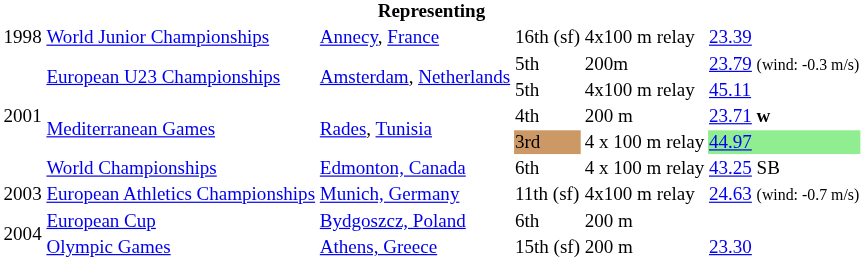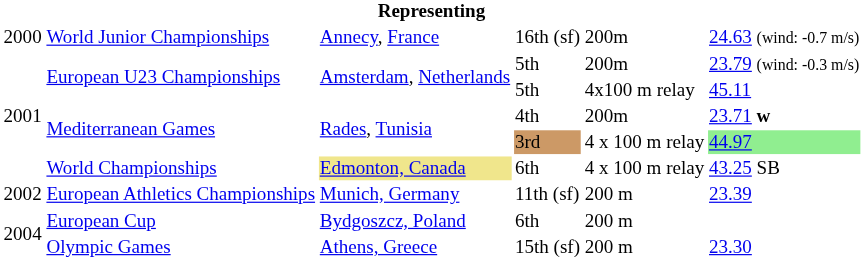(23, 37) 1998 -> (23, 37) 2000
(640, 37) 4x100 m relay -> (606, 37) 200m
(730, 37) 23.39 -> (784, 37) 24.63 (wind: -0.7 m/s)
(609, 115) 200 m -> (606, 115) 200m
(393, 168) no background -> (393, 168) khaki background
(23, 194) 2003 -> (23, 194) 2002
(640, 194) 4x100 m relay -> (609, 194) 200 m
(784, 194) 24.63 (wind: -0.7 m/s) -> (730, 194) 23.39
